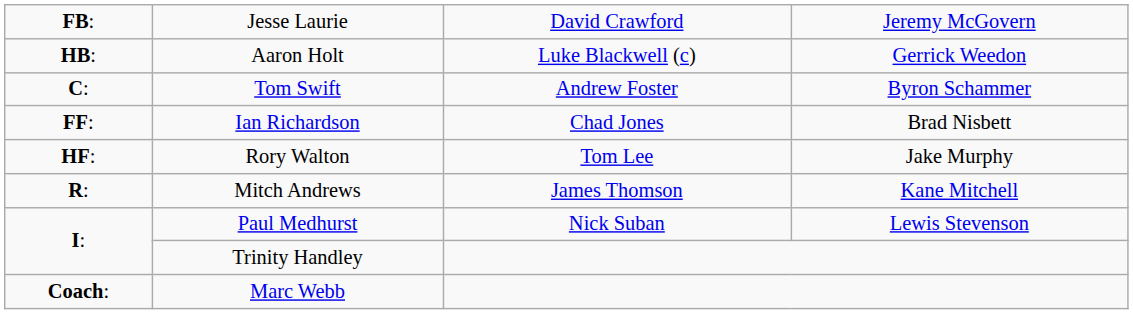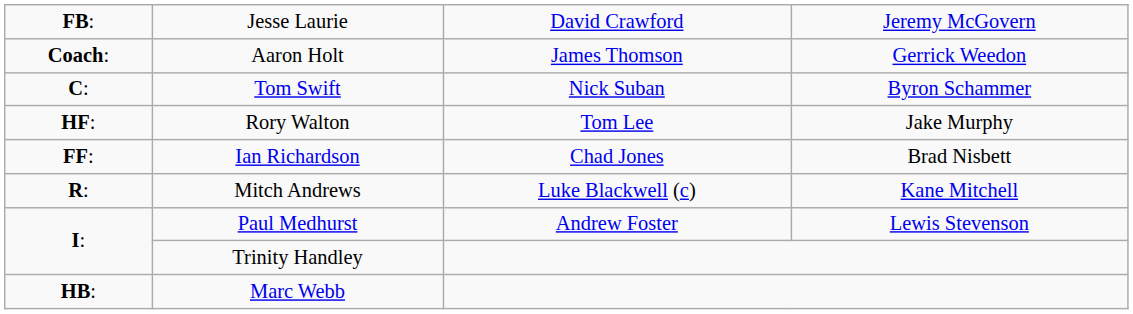(78, 55) HB: -> (78, 55) Coach:
(617, 55) Luke Blackwell (c) -> (617, 55) James Thomson
(617, 89) Andrew Foster -> (617, 89) Nick Suban
rows swapped: (298, 156) <-> (298, 122)
(617, 190) James Thomson -> (617, 190) Luke Blackwell (c)
(617, 224) Nick Suban -> (617, 224) Andrew Foster
(78, 291) Coach: -> (78, 291) HB:
